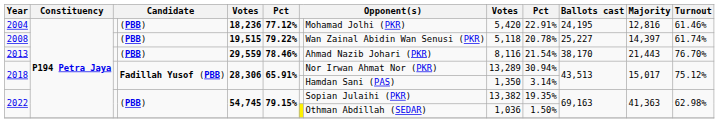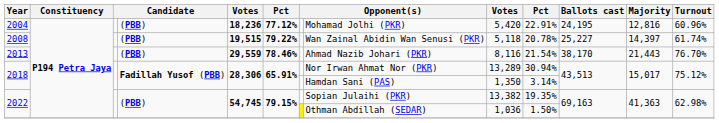(691, 26) 61.46% -> (691, 26) 60.96%
